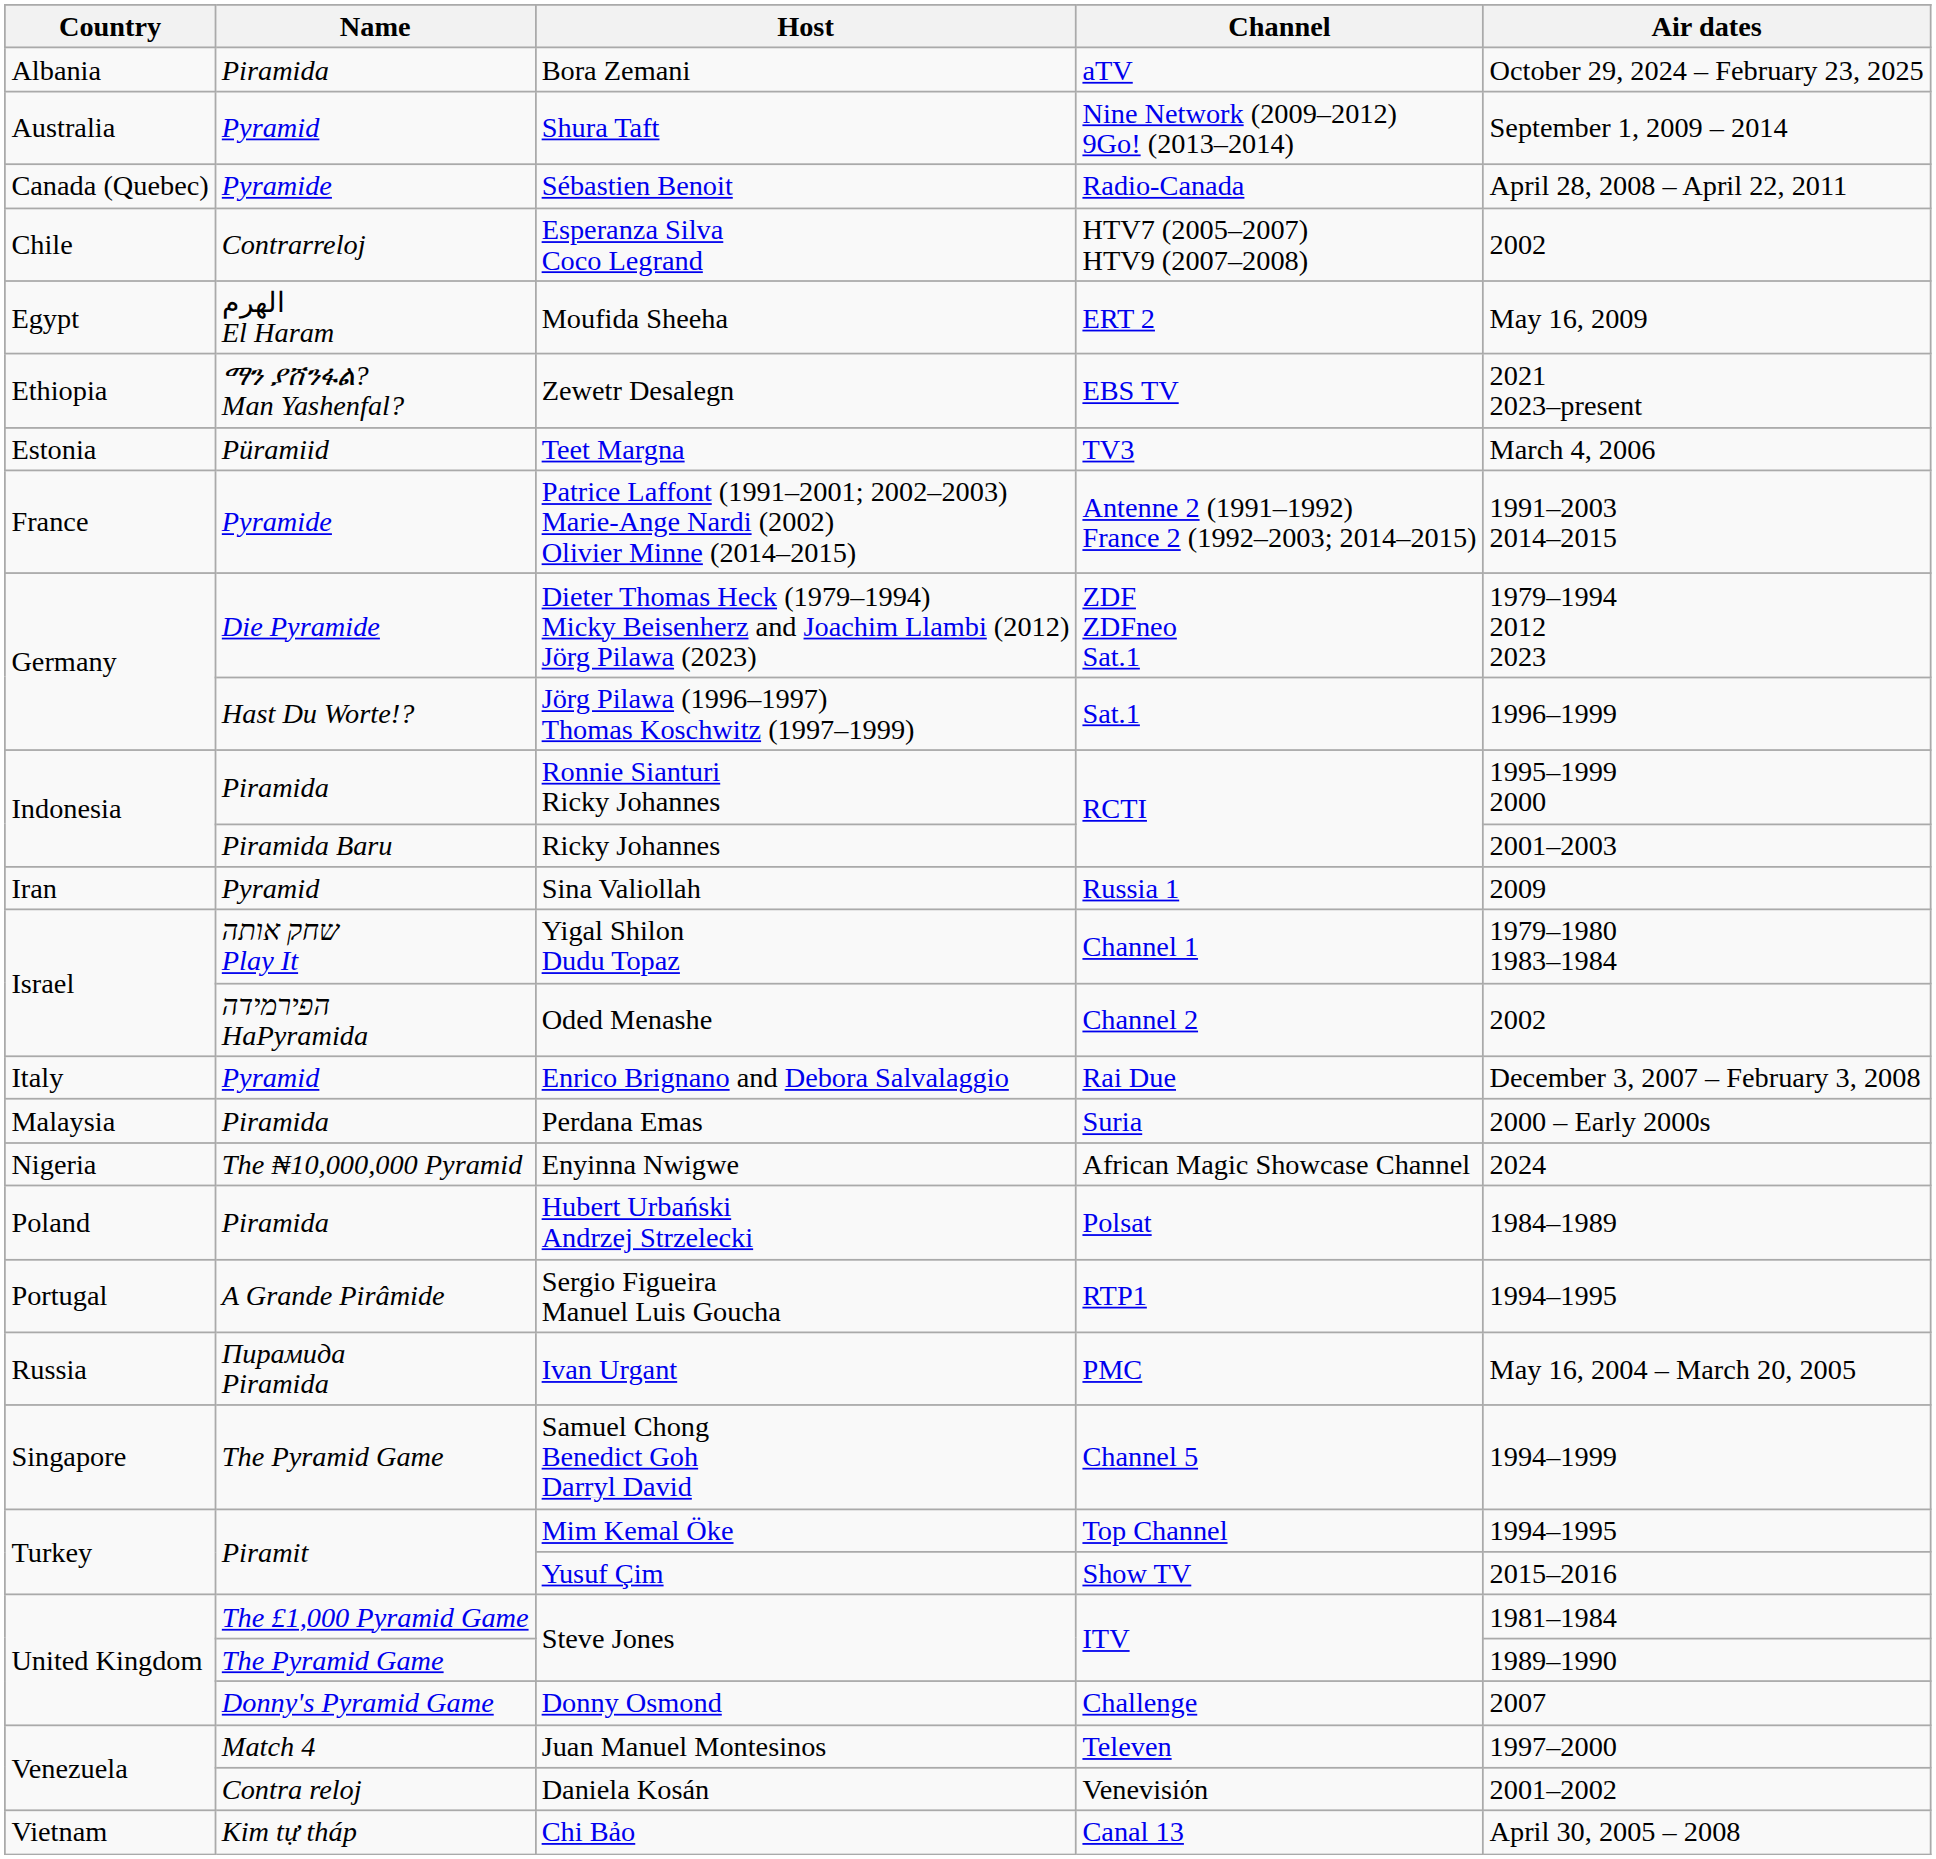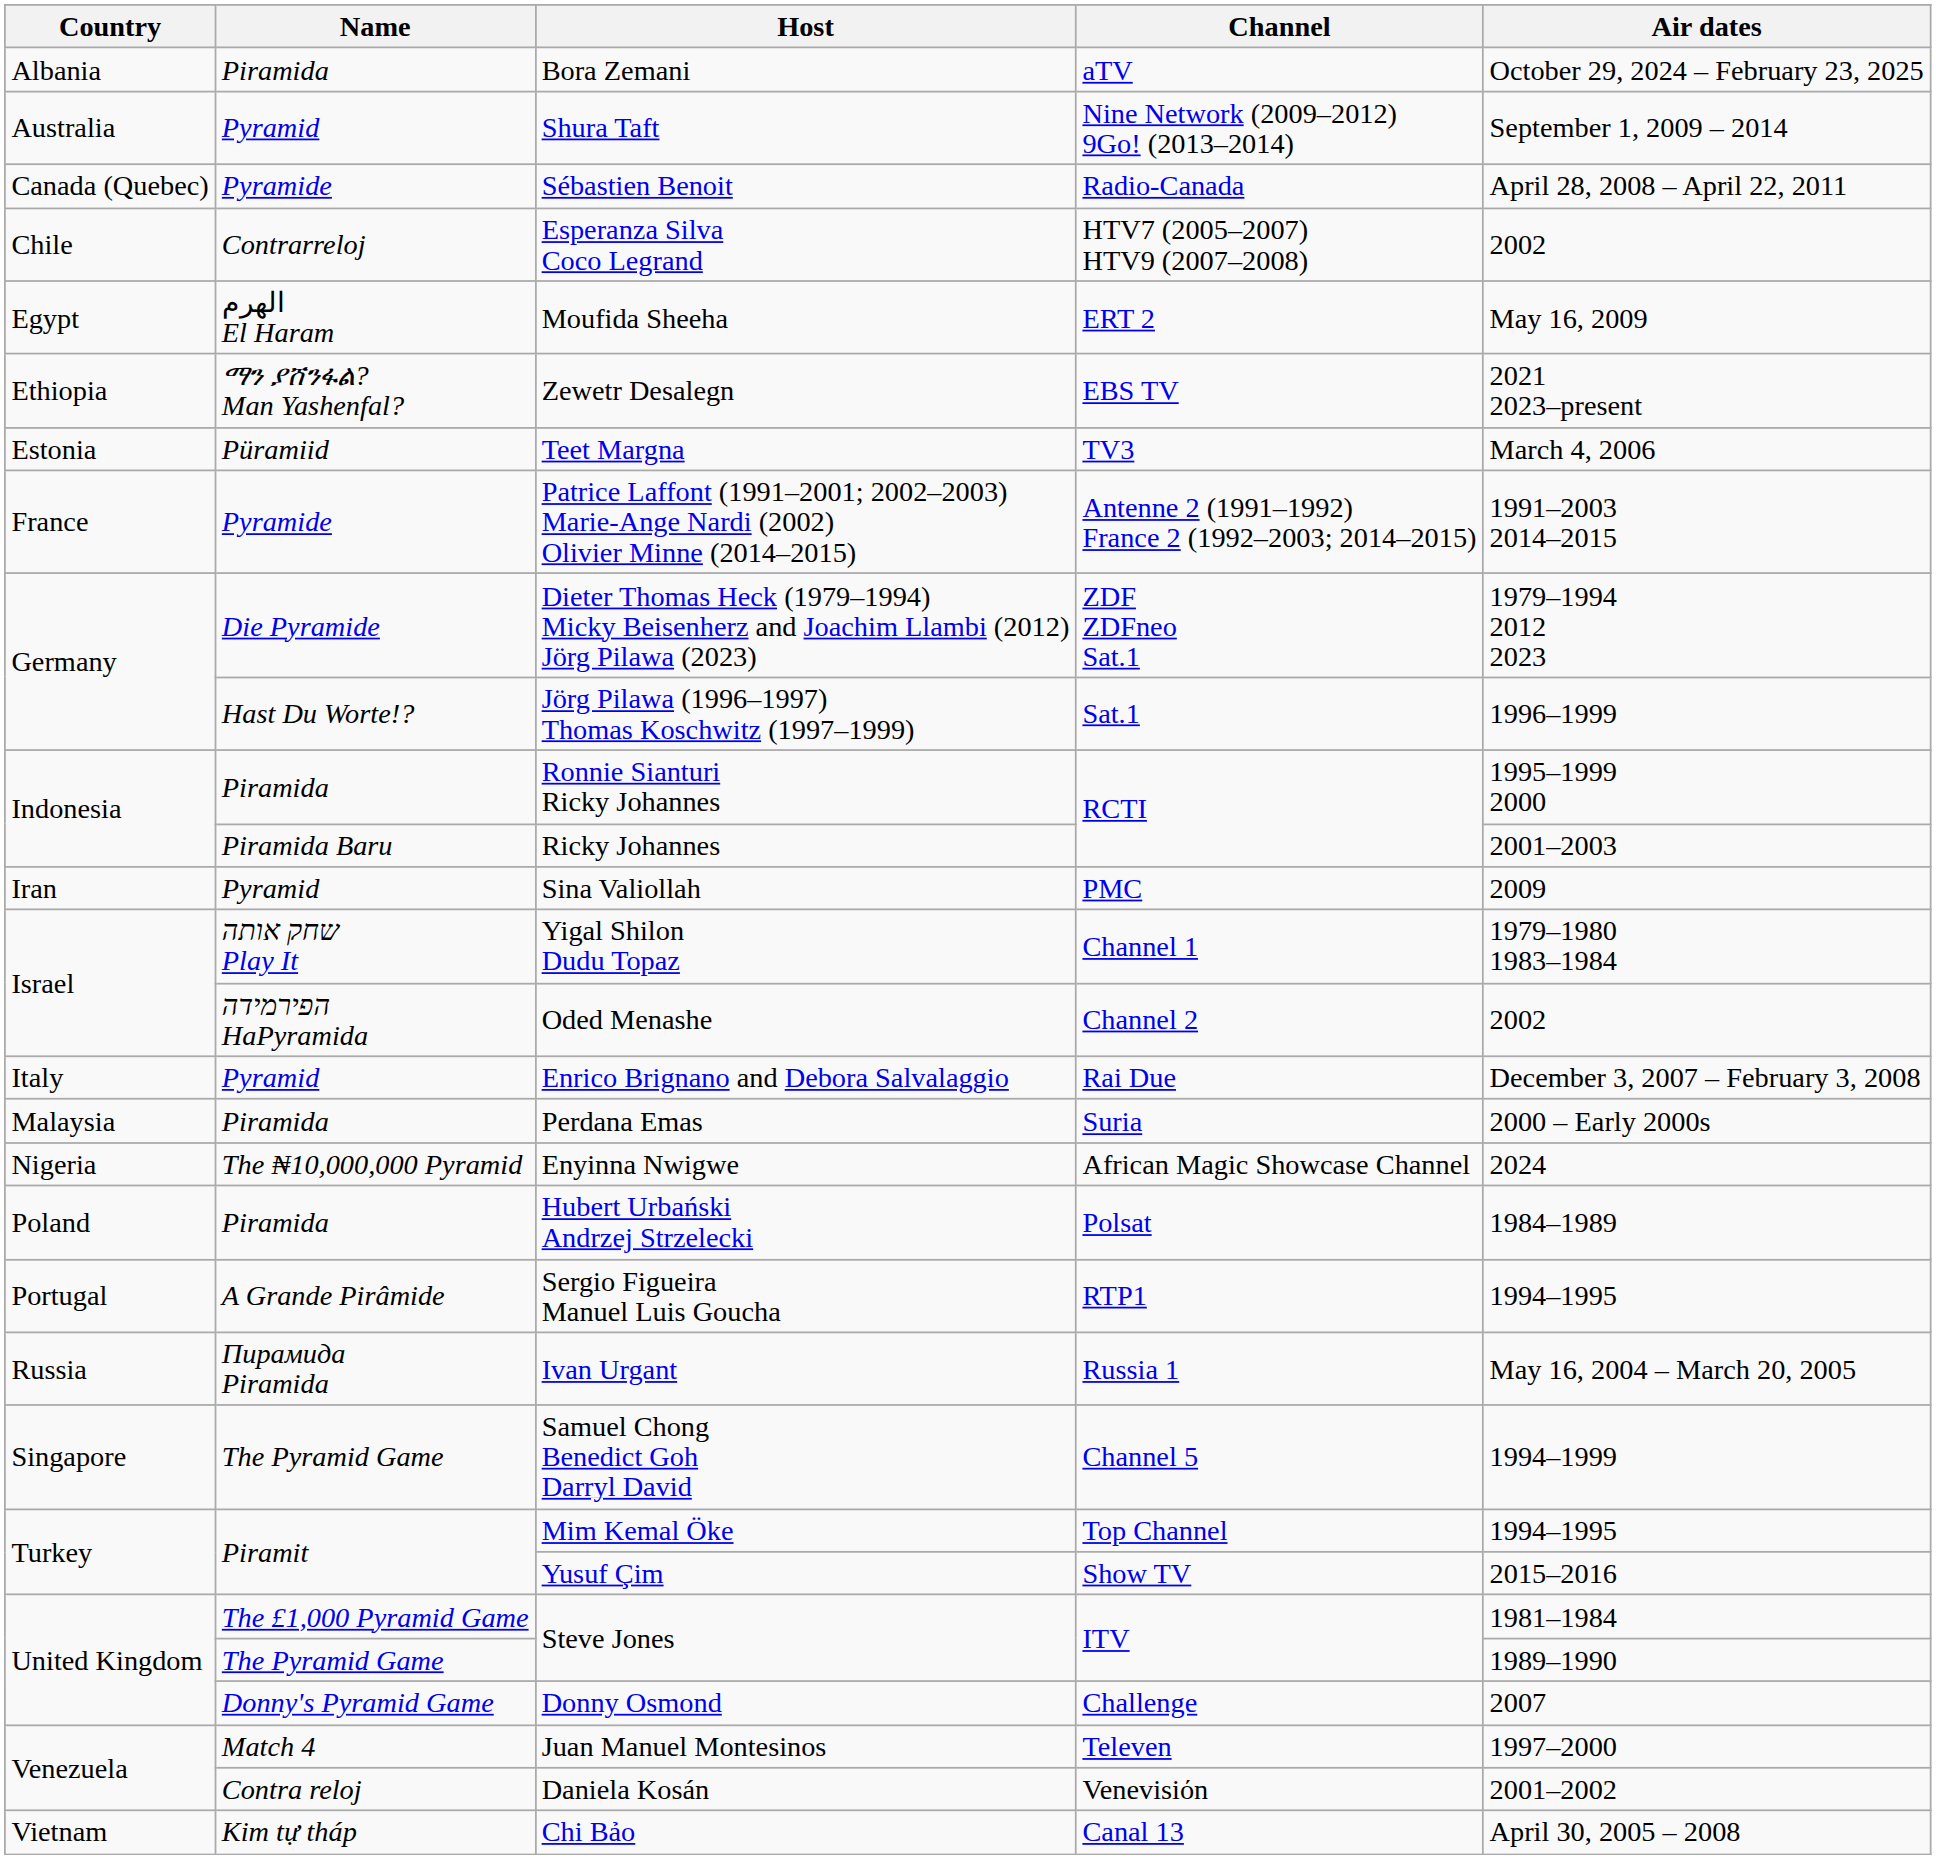(1131, 888) Russia 1 -> (1112, 888) PMC
(1112, 1369) PMC -> (1131, 1369) Russia 1
